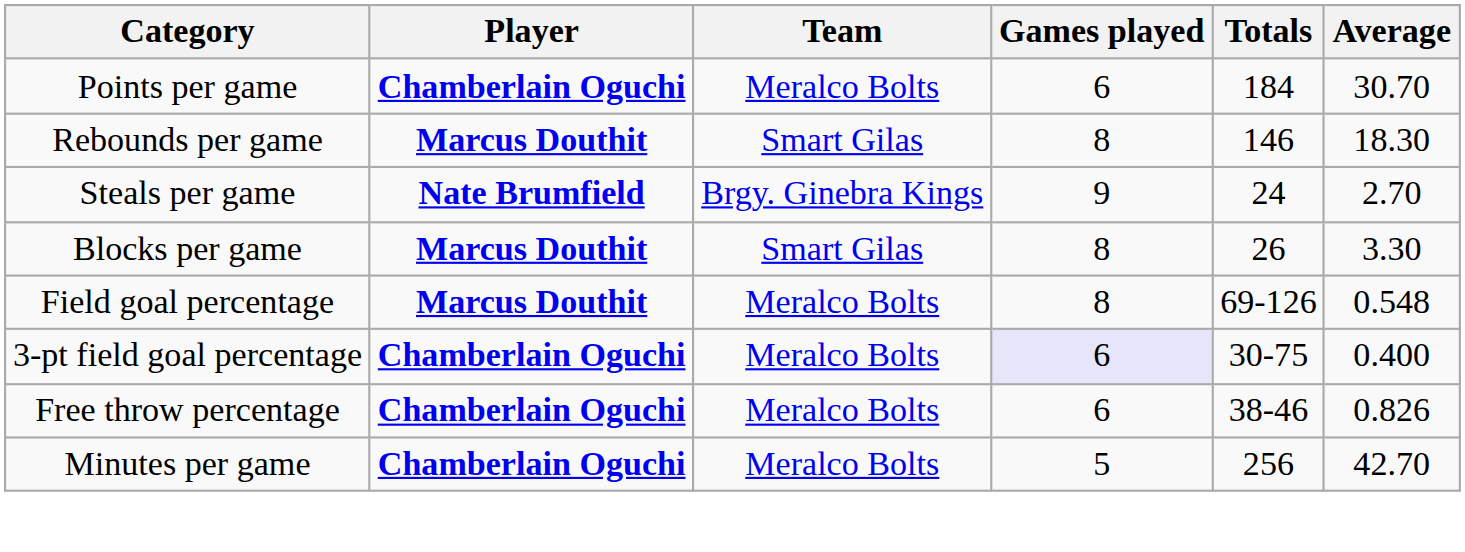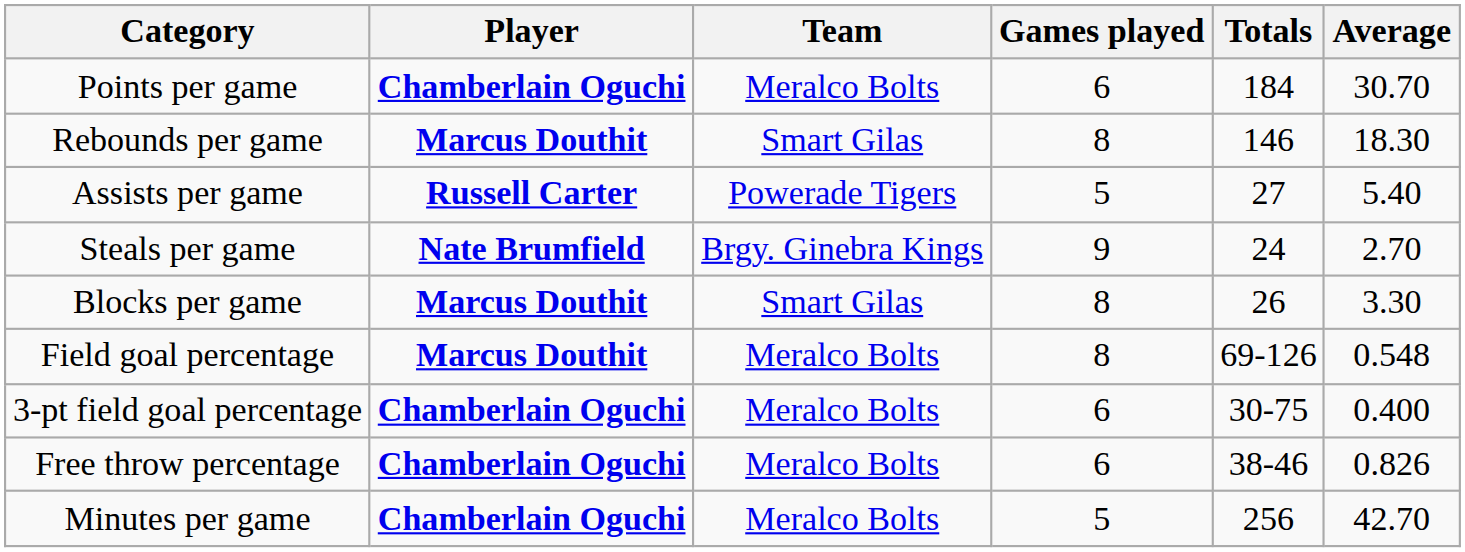+ row: (187, 193)
(1102, 355) lavender background -> (1102, 409) no background
